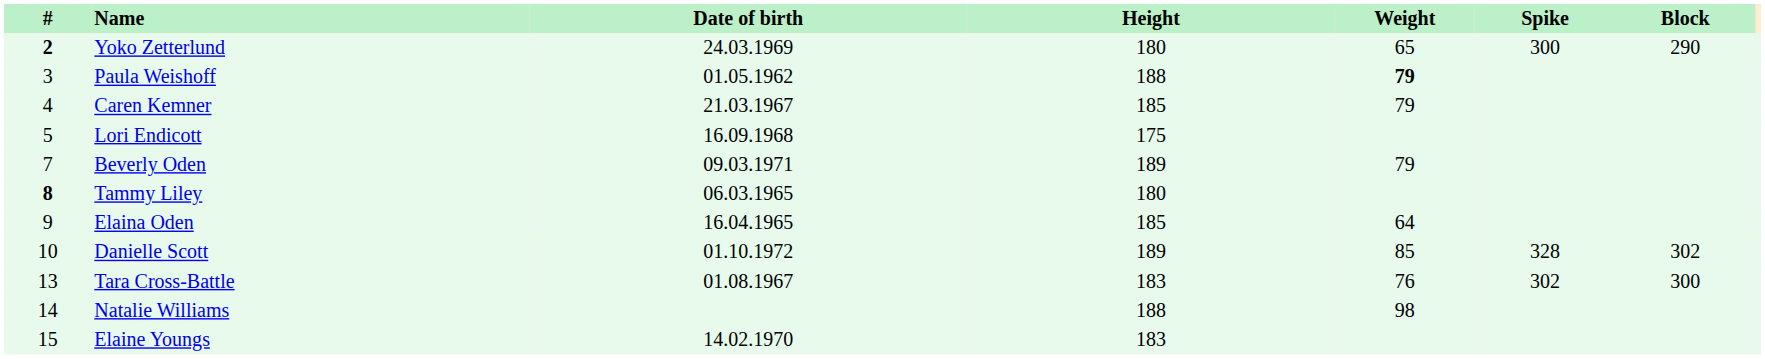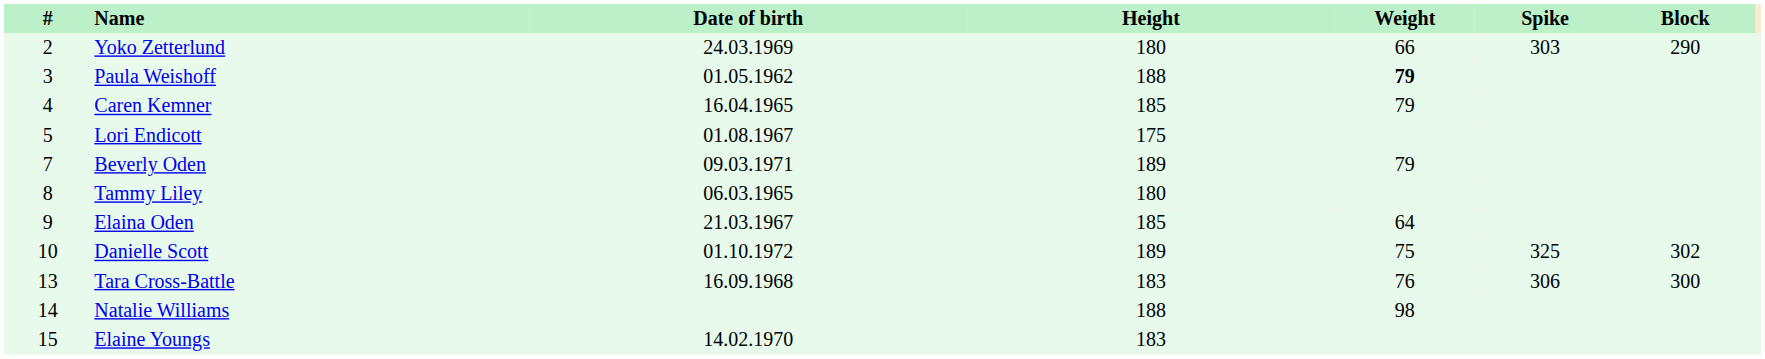(48, 47) bold -> (48, 47) normal
(1405, 47) 65 -> (1405, 47) 66
(1545, 47) 300 -> (1545, 47) 303
(748, 105) 21.03.1967 -> (748, 105) 16.04.1965
(748, 135) 16.09.1968 -> (748, 135) 01.08.1967
(48, 193) bold -> (48, 193) normal
(748, 222) 16.04.1965 -> (748, 222) 21.03.1967
(1405, 251) 85 -> (1405, 251) 75
(1545, 251) 328 -> (1545, 251) 325
(748, 281) 01.08.1967 -> (748, 281) 16.09.1968
(1545, 281) 302 -> (1545, 281) 306
